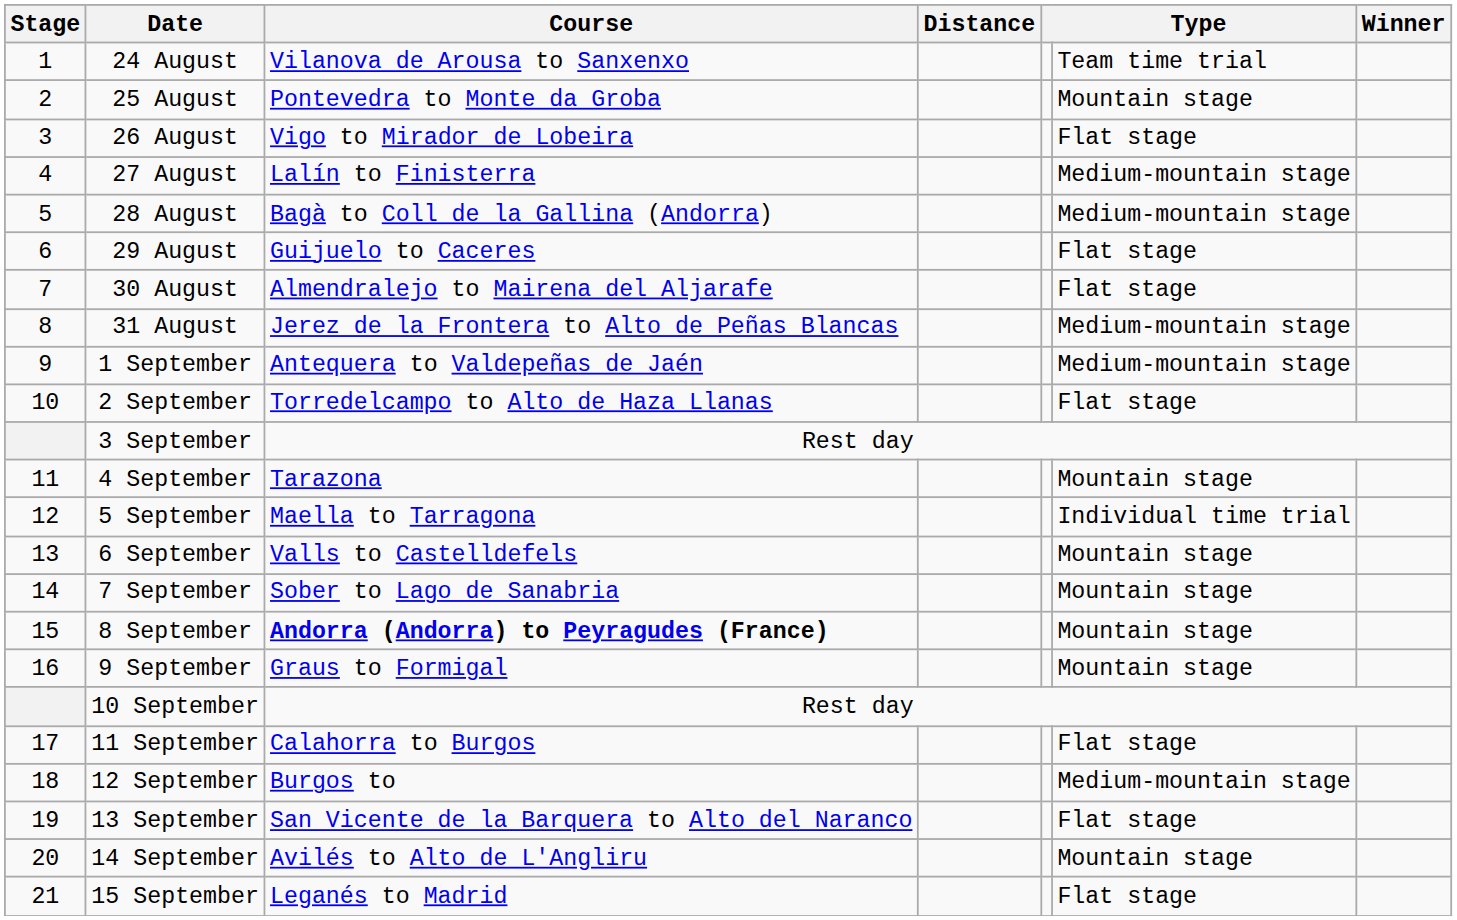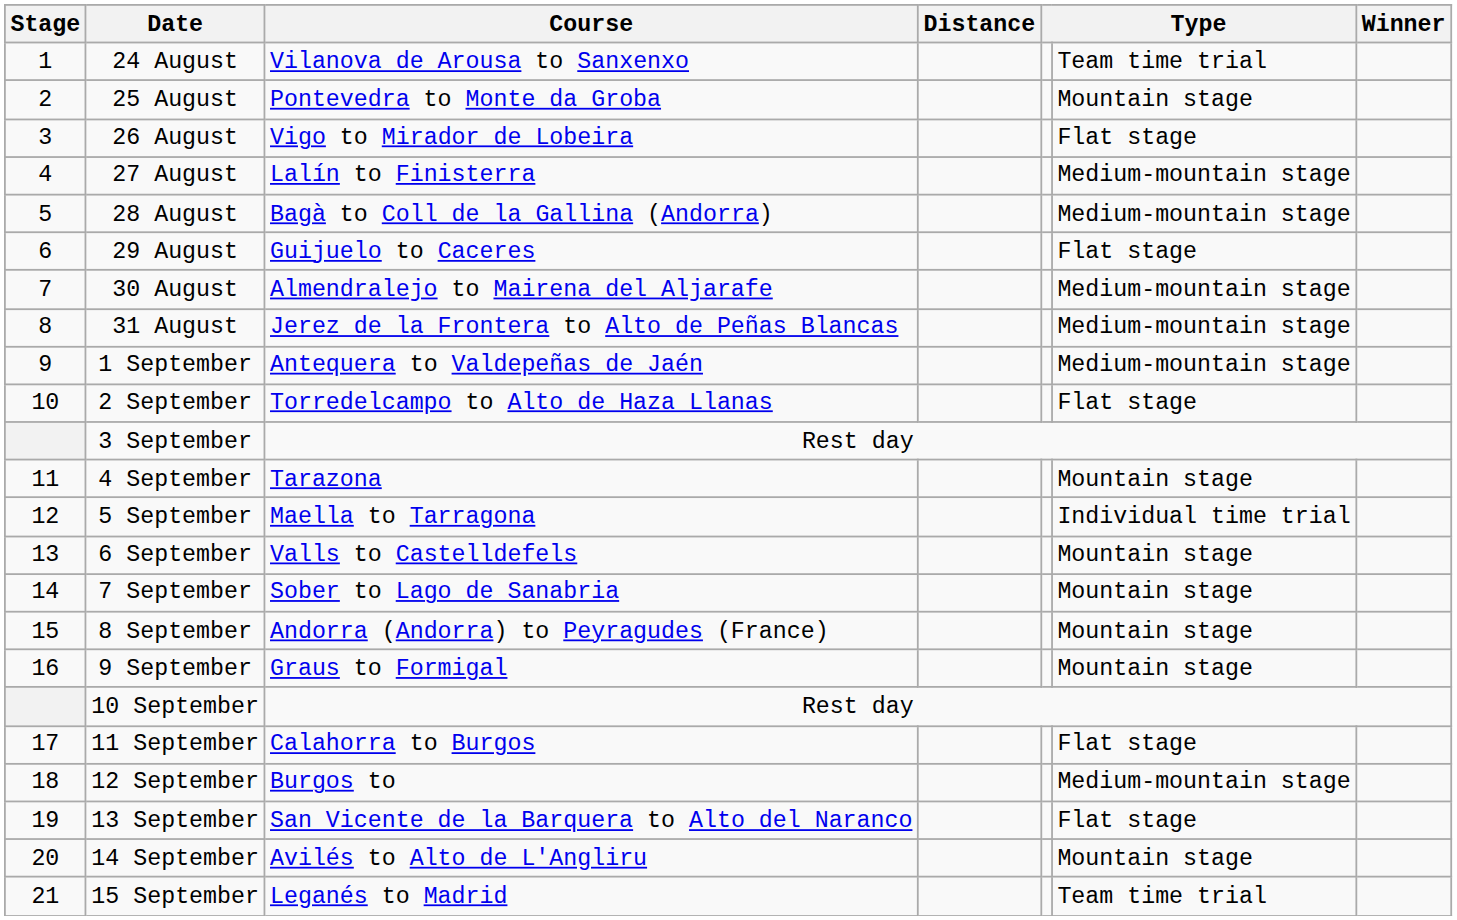(1127, 289) Flat stage -> (1204, 289) Medium-mountain stage
(549, 631) bold -> (549, 631) normal
(1127, 896) Flat stage -> (1162, 896) Team time trial
